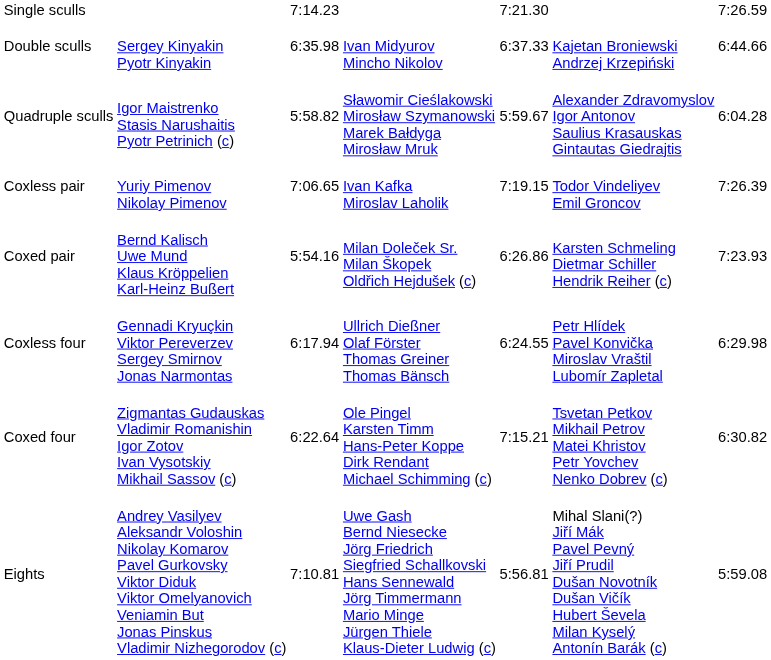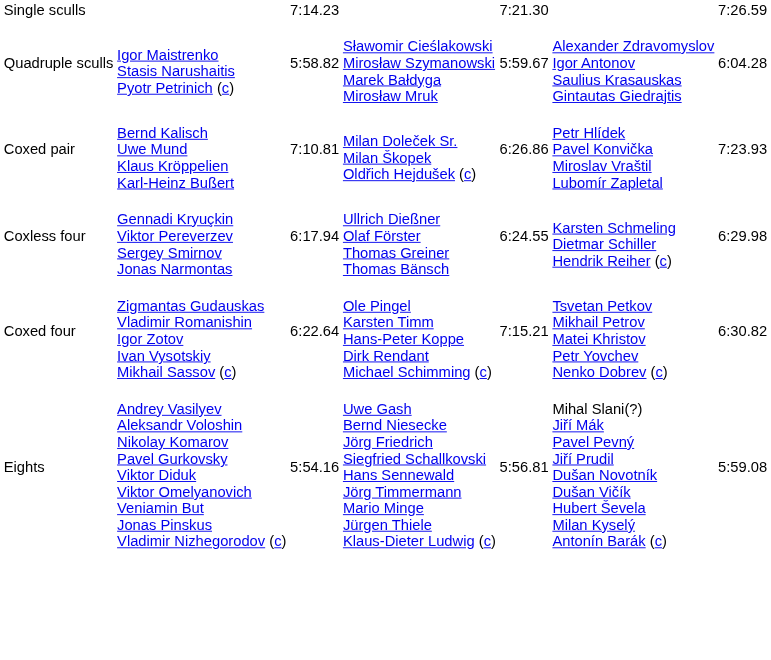- row: (48, 46)
- row: (44, 186)
(315, 256) 5:54.16 -> (315, 149) 7:10.81
(614, 264) Karsten Schmeling Dietmar Schiller Hendrik Reiher (c) -> (608, 158) Petr Hlídek Pavel Konvička Miroslav Vraštil Lubomír Zapletal
(608, 351) Petr Hlídek Pavel Konvička Miroslav Vraštil Lubomír Zapletal -> (614, 244) Karsten Schmeling Dietmar Schiller Hendrik Reiher (c)
(315, 574) 7:10.81 -> (315, 467) 5:54.16
